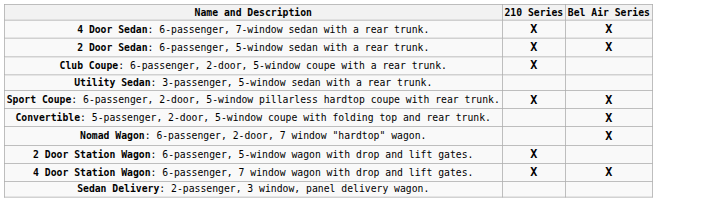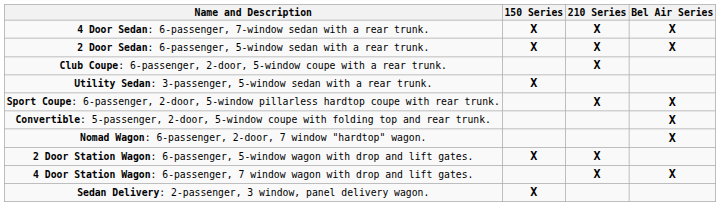+ column: (534, 12)
